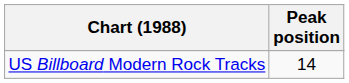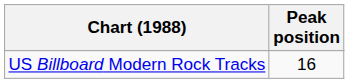(307, 64) 14 -> (307, 64) 16
